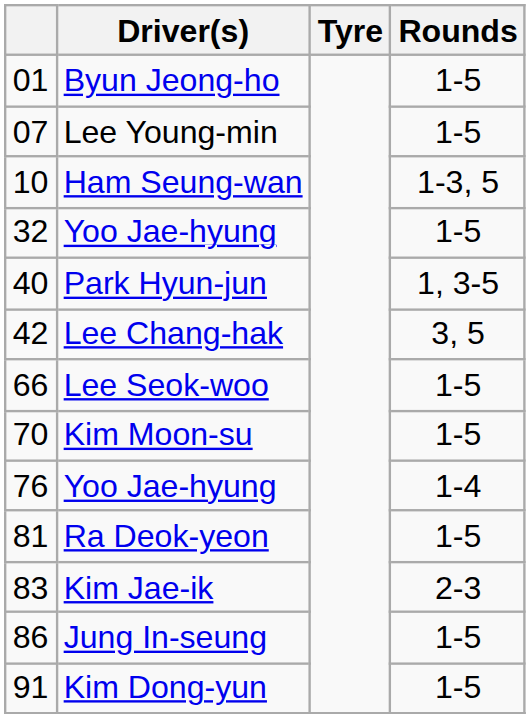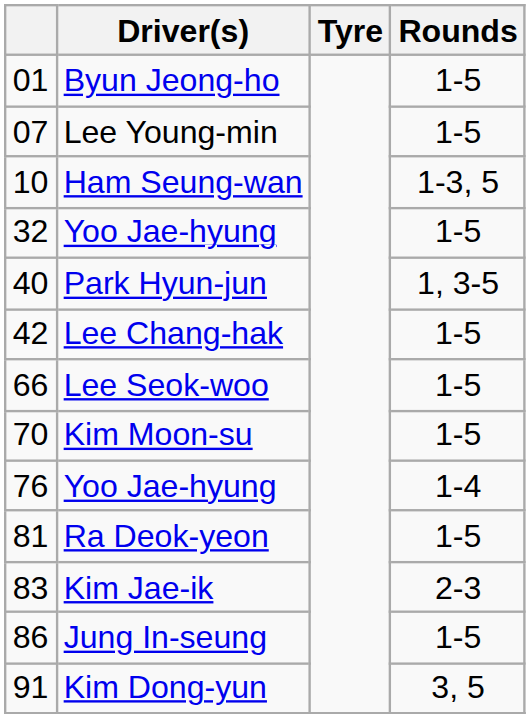(458, 334) 3, 5 -> (458, 334) 1-5
(458, 688) 1-5 -> (458, 688) 3, 5
